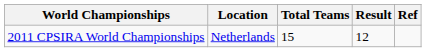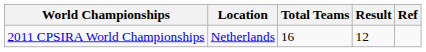(288, 36) 15 -> (288, 36) 16
